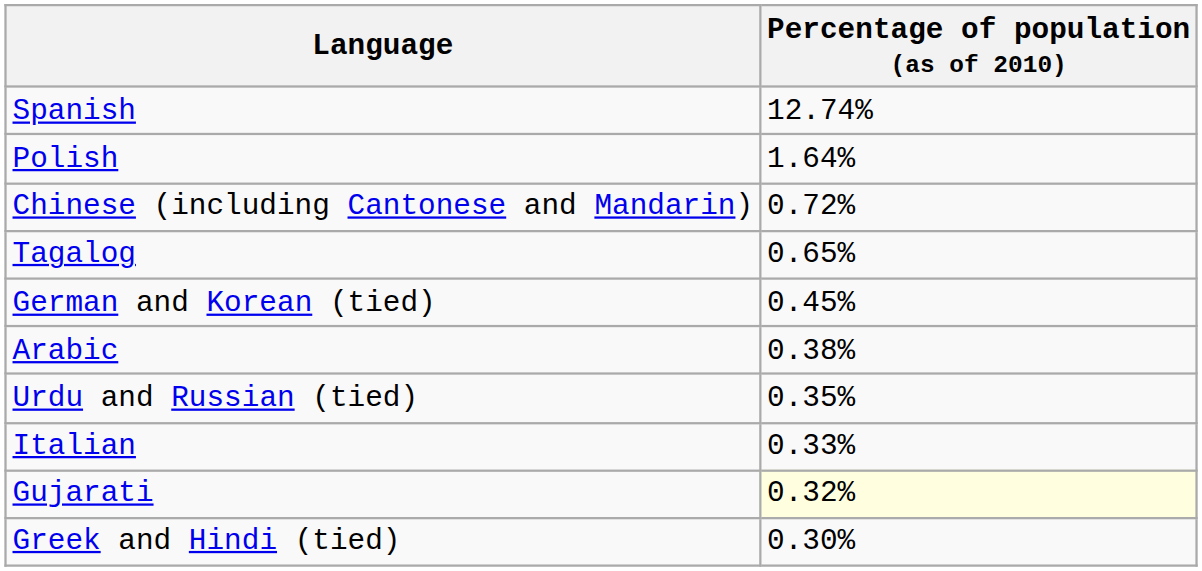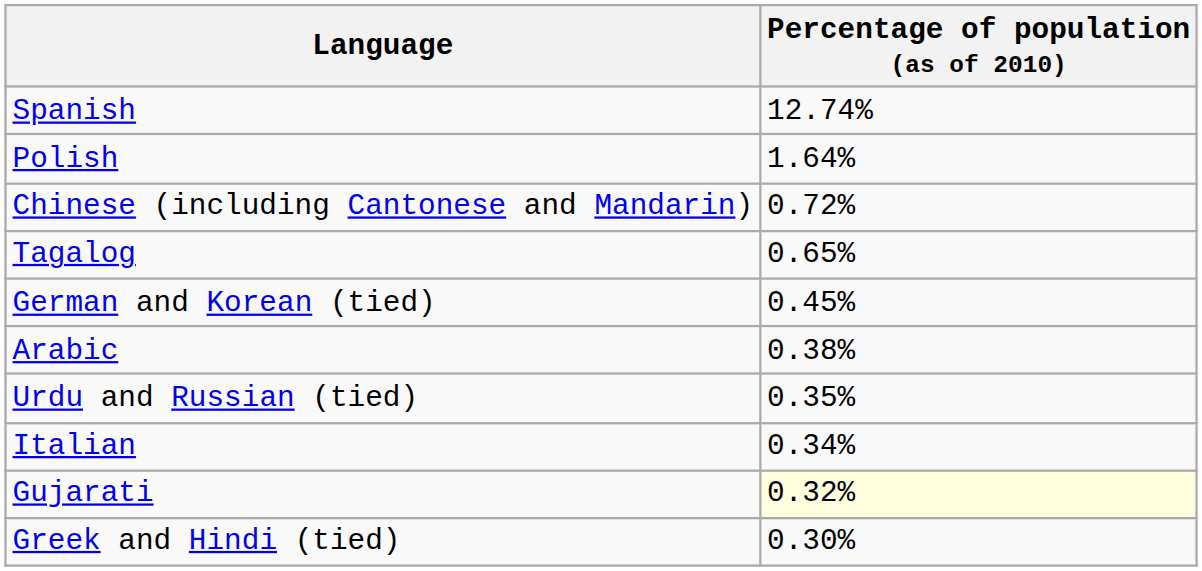(811, 446) 0.33% -> (811, 446) 0.34%
